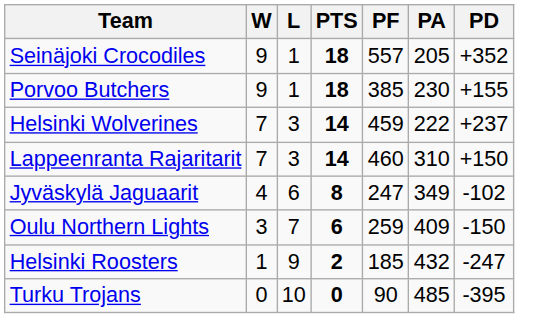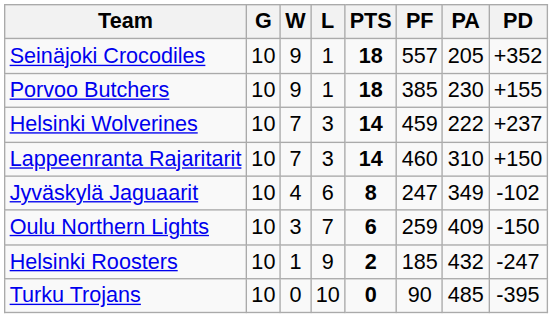+ column: (263, 21)
